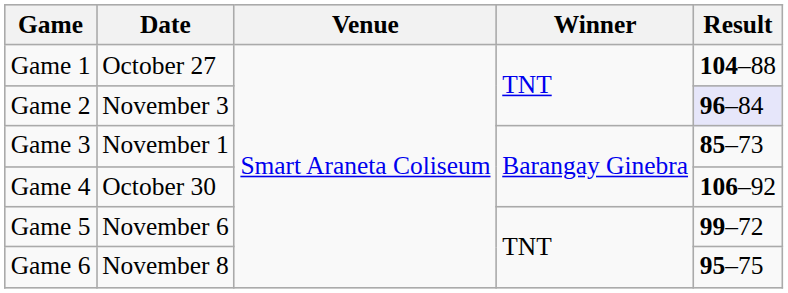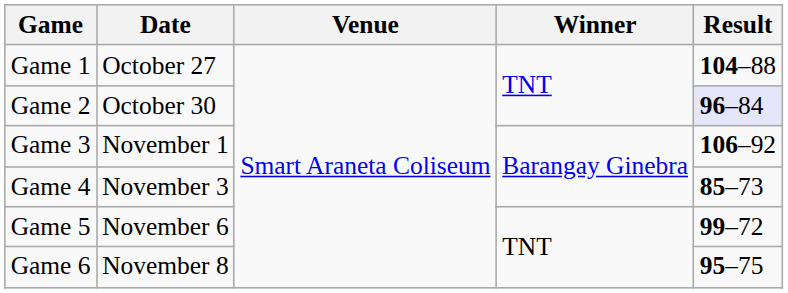(165, 105) November 3 -> (159, 105) October 30
(732, 145) 85–73 -> (738, 145) 106–92
(159, 186) October 30 -> (165, 186) November 3
(738, 186) 106–92 -> (732, 186) 85–73
